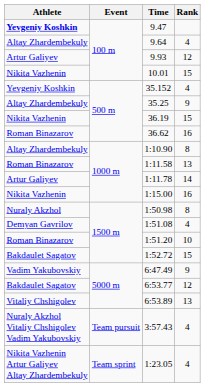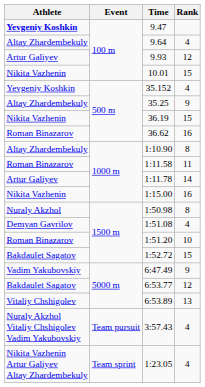(187, 164) 13 -> (187, 164) 11
